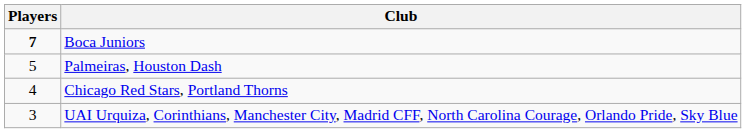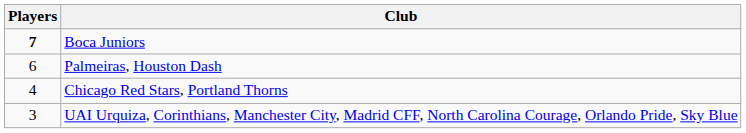(33, 66) 5 -> (33, 66) 6
